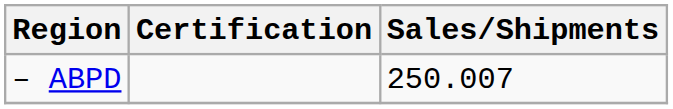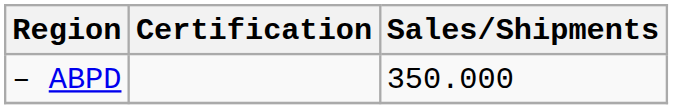(450, 79) 250.007 -> (450, 79) 350.000
